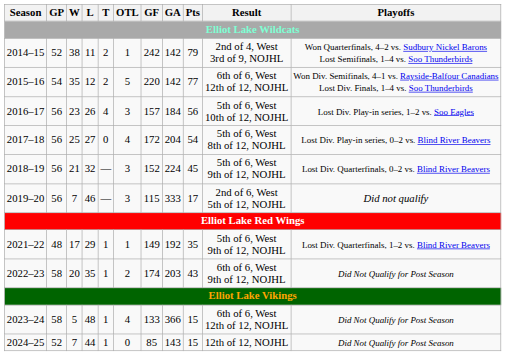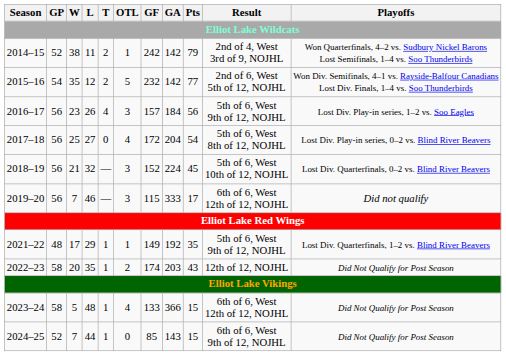(152, 82) 220 -> (152, 82) 232
(247, 82) 6th of 6, West 12th of 12, NOJHL -> (247, 82) 2nd of 6, West 5th of 12, NOJHL
(247, 111) 5th of 6, West 10th of 12, NOJHL -> (247, 111) 5th of 6, West 9th of 12, NOJHL
(247, 169) 5th of 6, West 9th of 12, NOJHL -> (247, 169) 5th of 6, West 10th of 12, NOJHL
(247, 198) 2nd of 6, West 5th of 12, NOJHL -> (247, 198) 6th of 6, West 12th of 12, NOJHL
(247, 273) 6th of 6, West 9th of 12, NOJHL -> (247, 267) 12th of 12, NOJHL
(247, 342) 12th of 12, NOJHL -> (247, 336) 6th of 6, West 9th of 12, NOJHL
